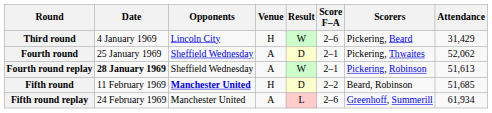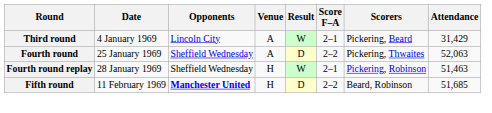(271, 38) H -> (270, 38) A
(331, 38) 2–6 -> (330, 38) 2–1
(331, 54) 2–1 -> (330, 54) 2–2
(461, 54) 52,062 -> (455, 54) 52,063
(131, 69) bold -> (129, 69) normal
(271, 69) A -> (270, 69) H
(461, 69) 51,613 -> (455, 69) 51,463
- row: (49, 100)
